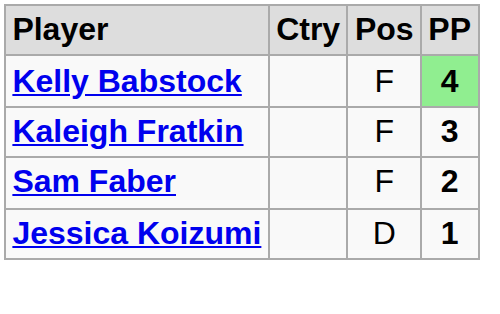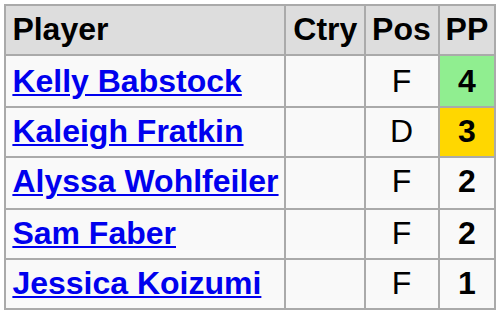(384, 131) F -> (401, 131) D
(450, 131) no background -> (467, 131) gold background
+ row: (145, 182)
(384, 232) D -> (401, 283) F
